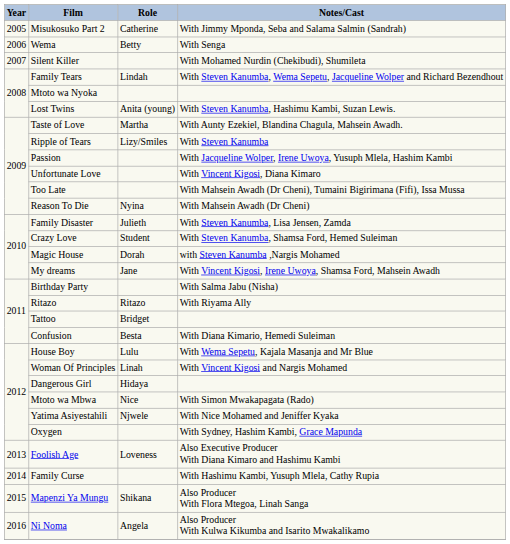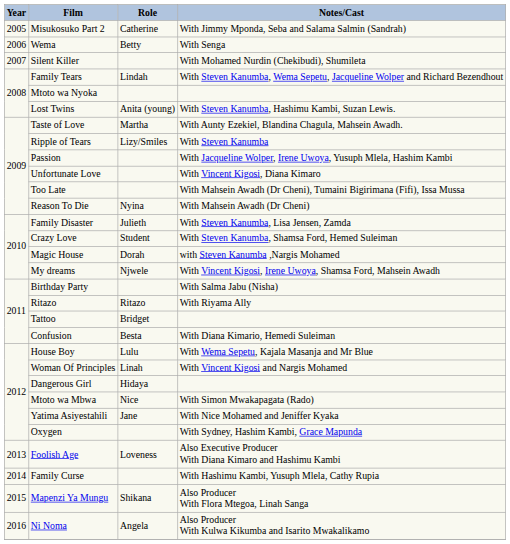(129, 271) Jane -> (134, 271) Njwele
(134, 416) Njwele -> (129, 416) Jane
